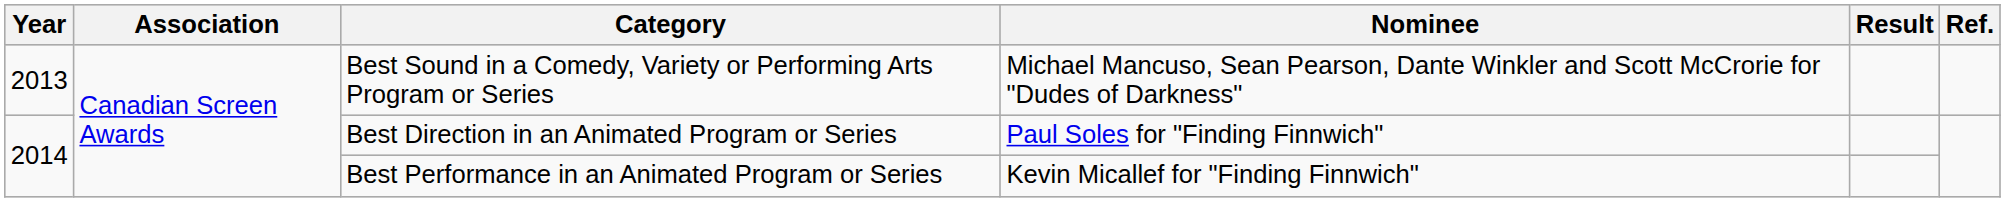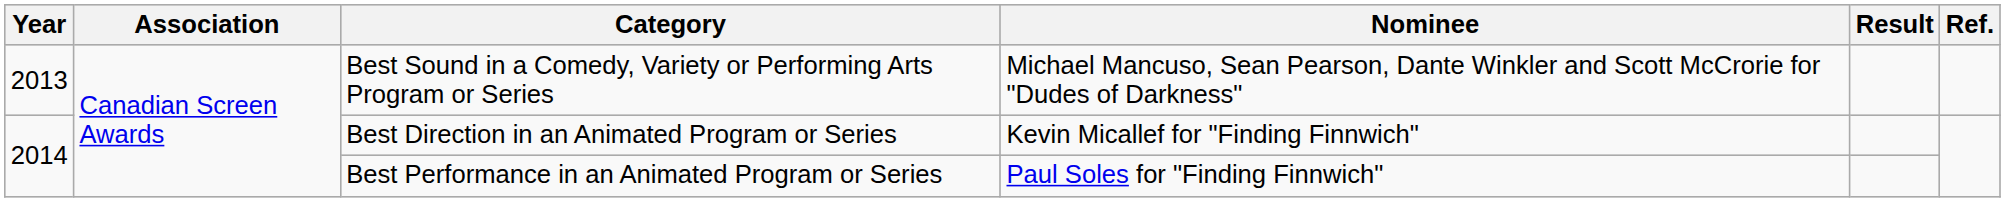(1195, 134) Paul Soles for "Finding Finnwich" -> (1213, 134) Kevin Micallef for "Finding Finnwich"
(1213, 175) Kevin Micallef for "Finding Finnwich" -> (1195, 175) Paul Soles for "Finding Finnwich"
